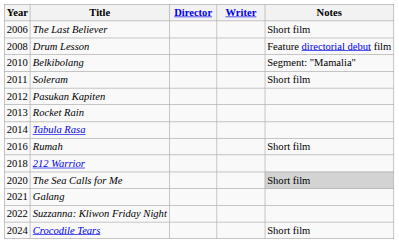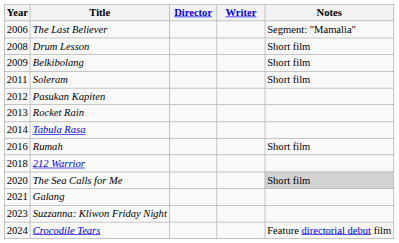(289, 29) Short film -> (312, 29) Segment: "Mamalia"
(329, 46) Feature directorial debut film -> (289, 46) Short film
(17, 63) 2010 -> (17, 63) 2009
(312, 63) Segment: "Mamalia" -> (289, 63) Short film
(17, 213) 2022 -> (17, 213) 2023
(289, 230) Short film -> (329, 230) Feature directorial debut film
